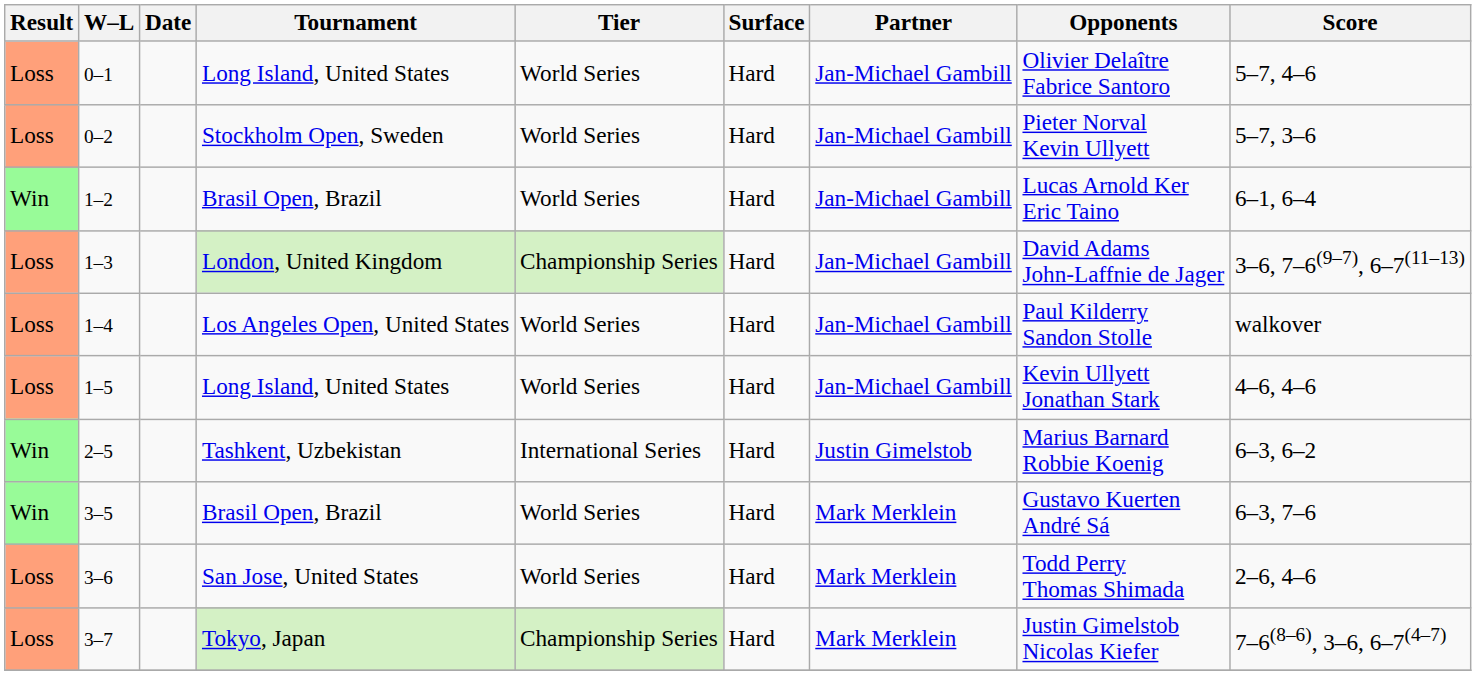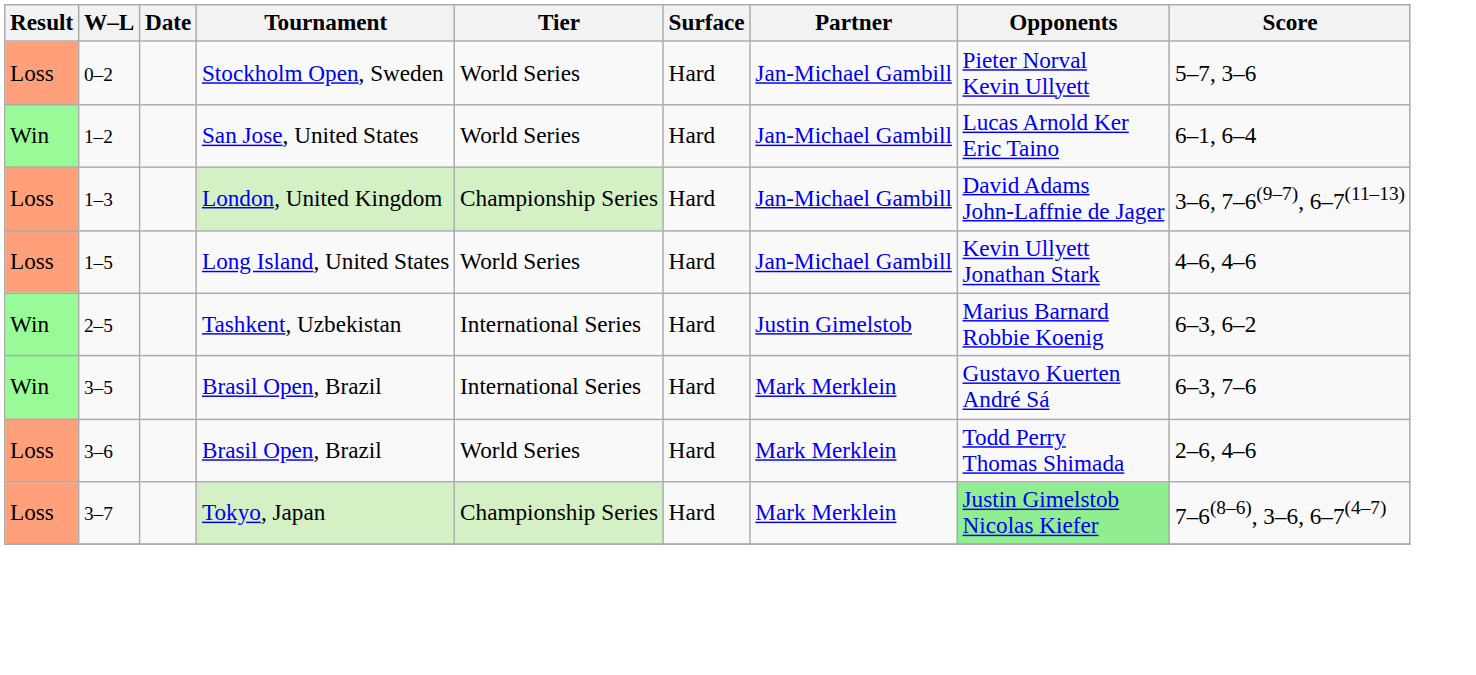- row: (98, 74)
(292, 198) Brasil Open, Brazil -> (310, 135) San Jose, United States
- row: (98, 325)
(580, 512) World Series -> (551, 387) International Series
(310, 575) San Jose, United States -> (292, 450) Brasil Open, Brazil
(1101, 638) no background -> (1041, 512) lightgreen background
